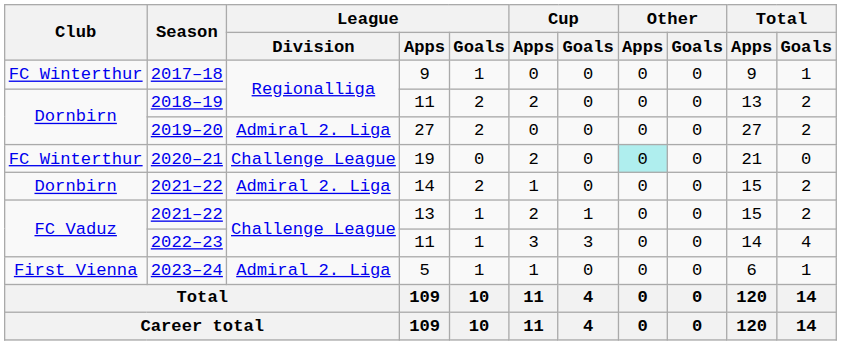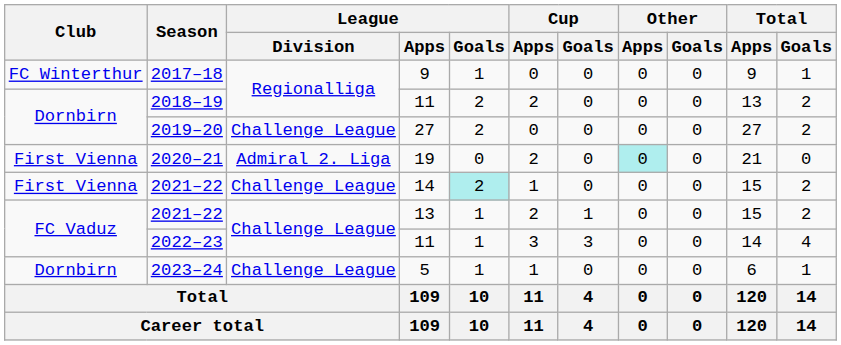(313, 131) Admiral 2. Liga -> (313, 131) Challenge League
(76, 158) FC Winterthur -> (76, 158) First Vienna
(313, 158) Challenge League -> (313, 158) Admiral 2. Liga
(76, 186) Dornbirn -> (76, 186) First Vienna
(313, 186) Admiral 2. Liga -> (313, 186) Challenge League
(479, 186) no background -> (479, 186) paleturquoise background
(76, 270) First Vienna -> (76, 270) Dornbirn
(313, 270) Admiral 2. Liga -> (313, 270) Challenge League
